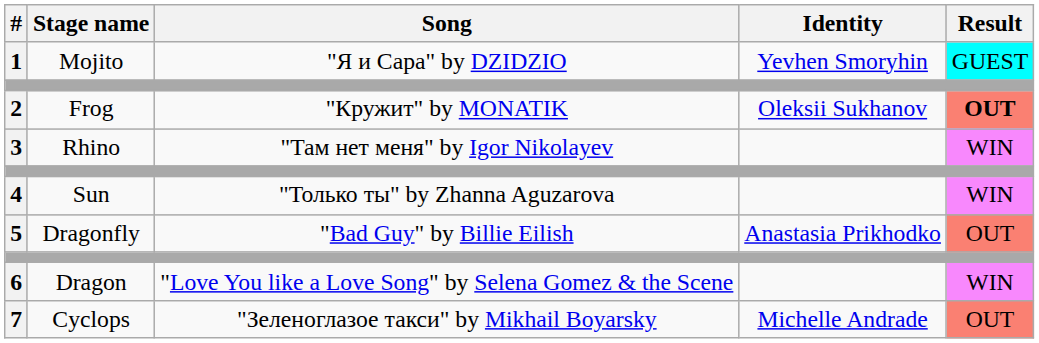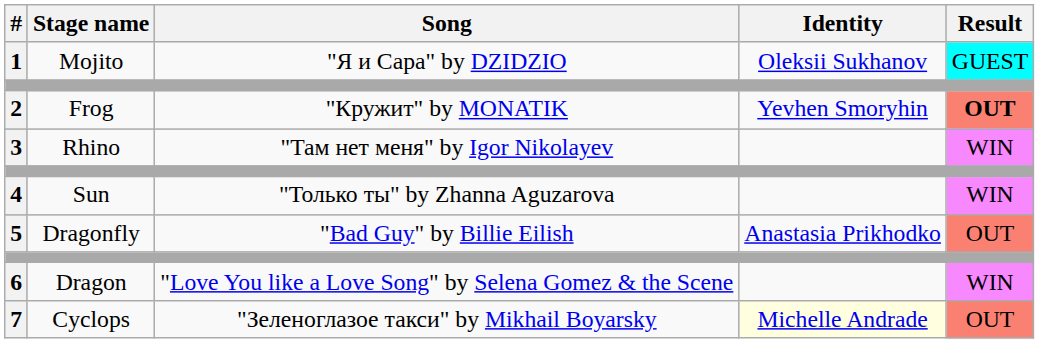(843, 60) Yevhen Smoryhin -> (843, 60) Oleksii Sukhanov
(843, 109) Oleksii Sukhanov -> (843, 109) Yevhen Smoryhin
(843, 318) no background -> (843, 318) lightyellow background
